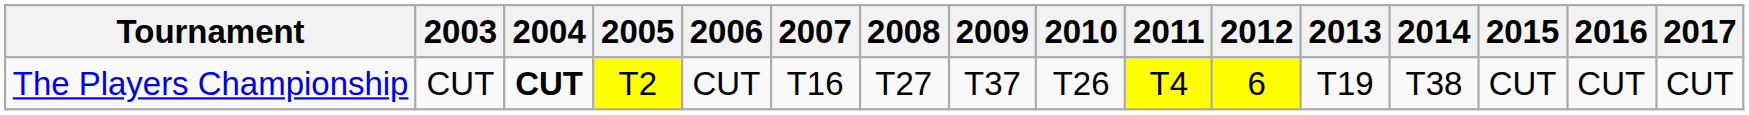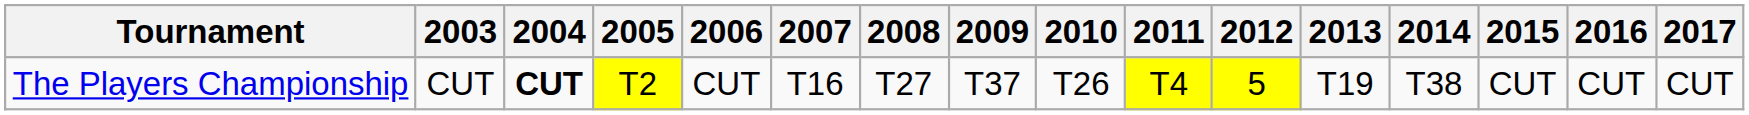(1257, 84) 6 -> (1257, 84) 5
